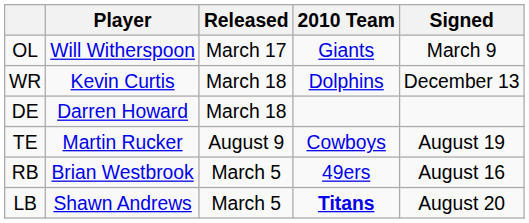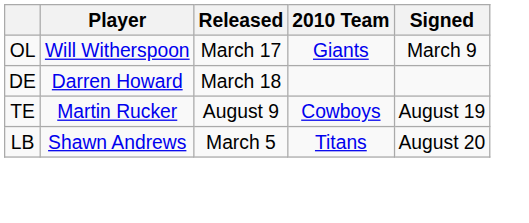- row: (25, 81)
- row: (25, 173)
(346, 203) bold -> (341, 142) normal
